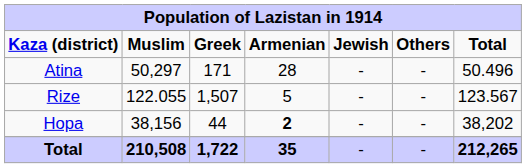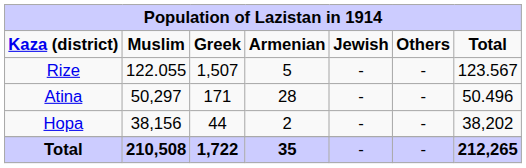rows swapped: (63, 96) <-> (63, 70)
(287, 123) bold -> (287, 123) normal
